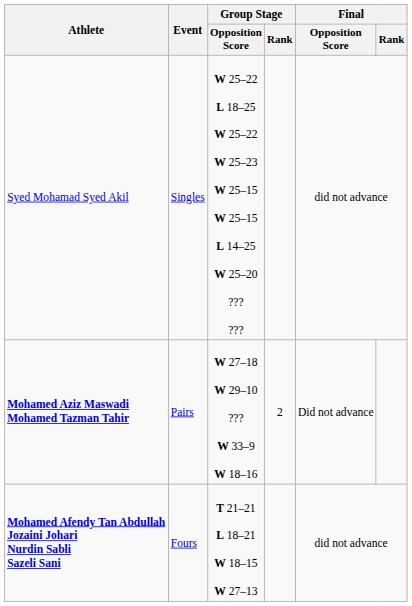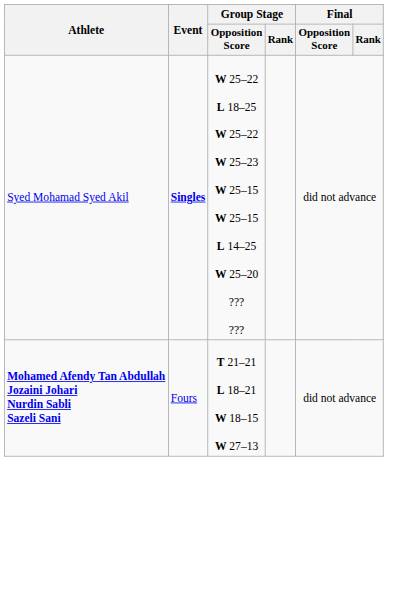(188, 197) normal -> (188, 197) bold
- row: (68, 412)
